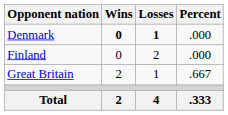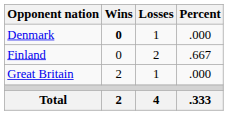(156, 34) bold -> (156, 34) normal
(200, 54) .000 -> (200, 54) .667
(200, 74) .667 -> (200, 74) .000
